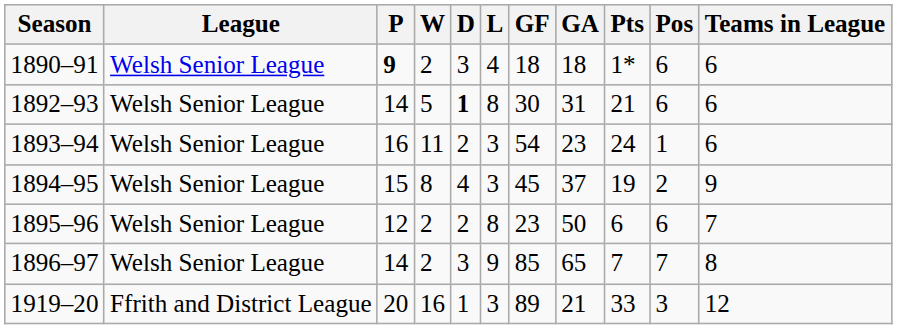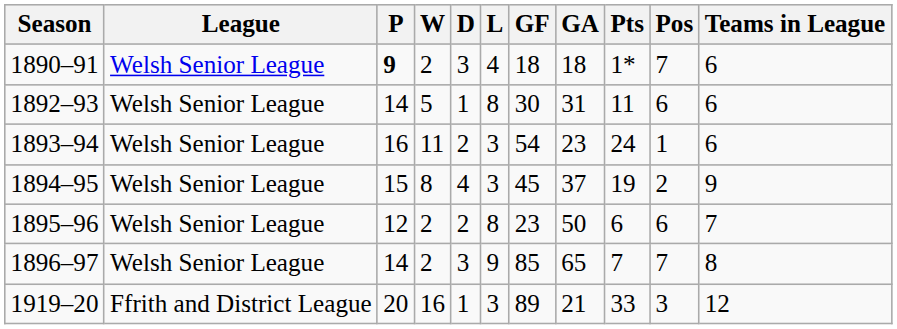(662, 64) 6 -> (662, 64) 7
(463, 104) bold -> (463, 104) normal
(623, 104) 21 -> (623, 104) 11
